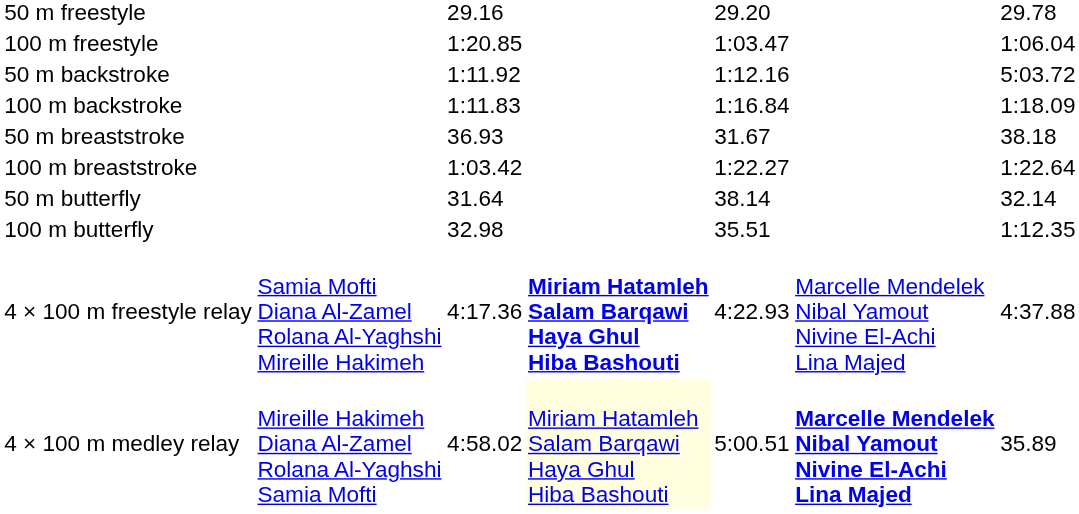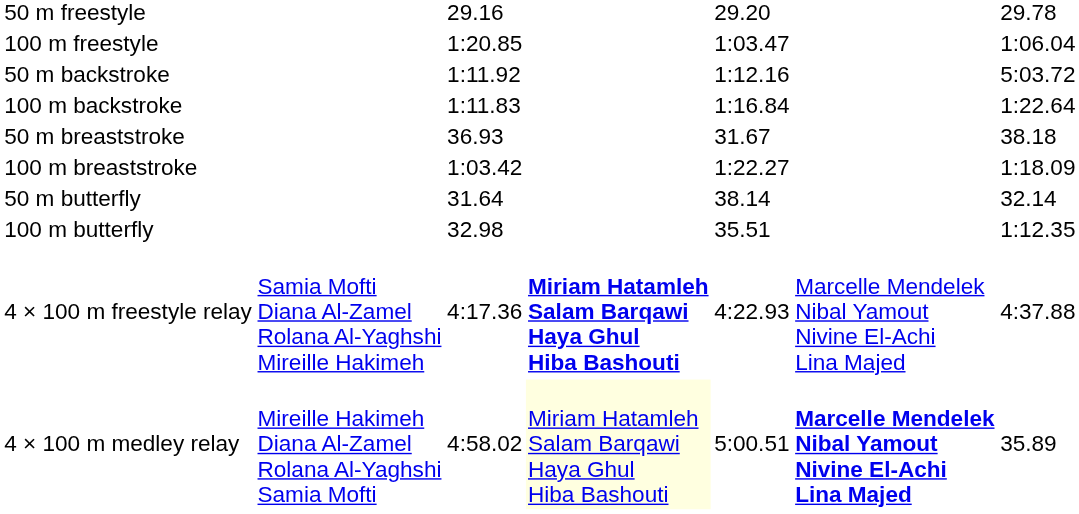(1038, 105) 1:18.09 -> (1038, 105) 1:22.64
(1038, 167) 1:22.64 -> (1038, 167) 1:18.09
